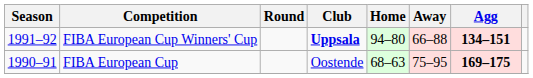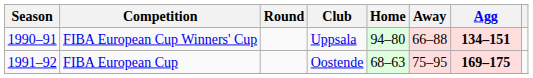(32, 39) 1991–92 -> (32, 39) 1990–91
(335, 39) bold -> (334, 39) normal
(32, 62) 1990–91 -> (32, 62) 1991–92
